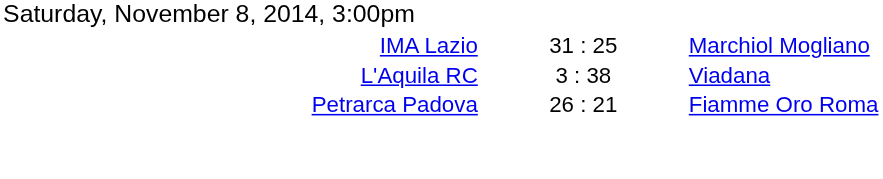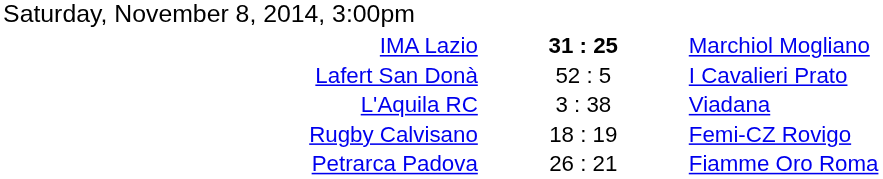(583, 46) normal -> (583, 46) bold
+ row: (397, 75)
+ row: (393, 134)
